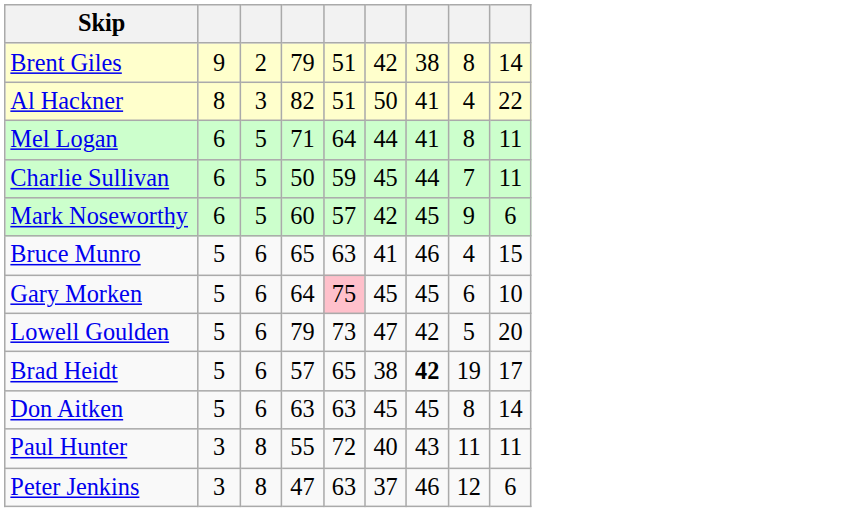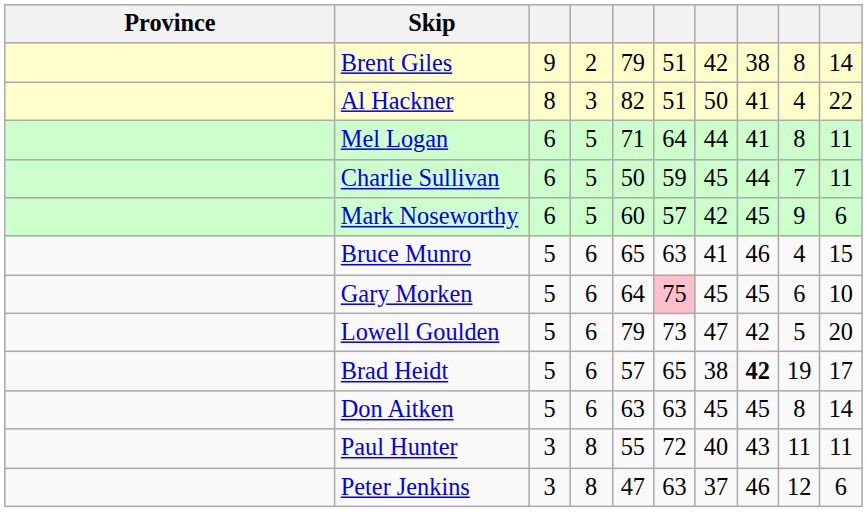+ column: (170, 23)
